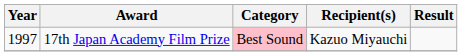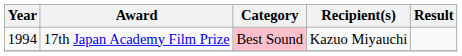(22, 39) 1997 -> (22, 39) 1994
